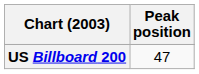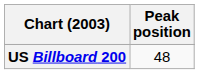(162, 56) 47 -> (162, 56) 48
